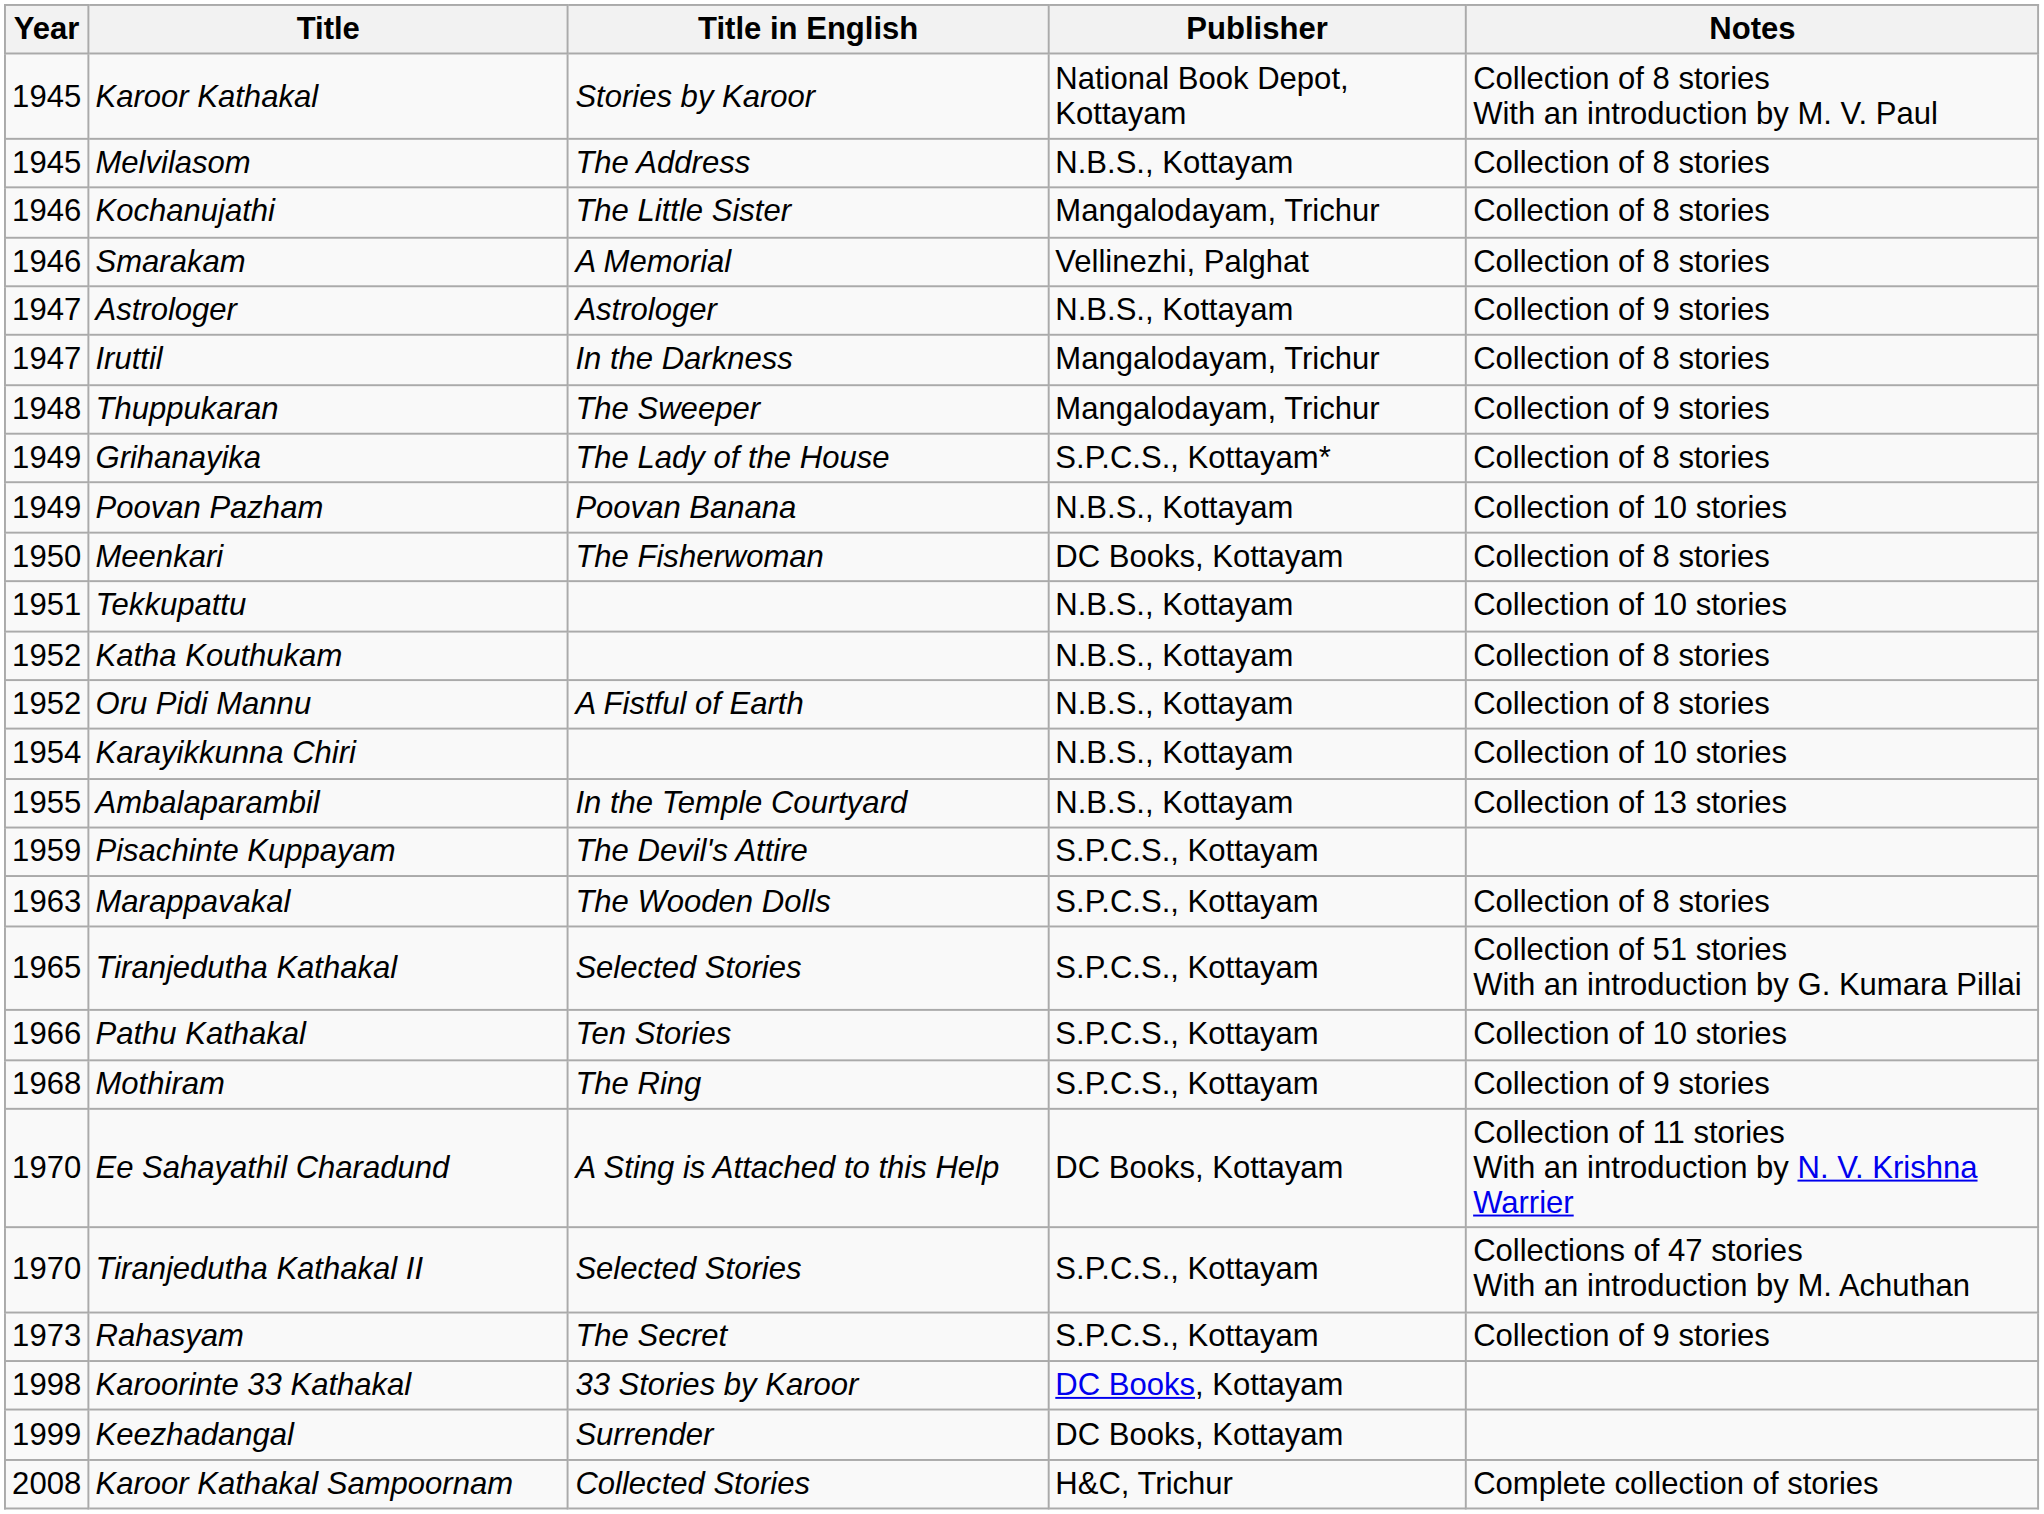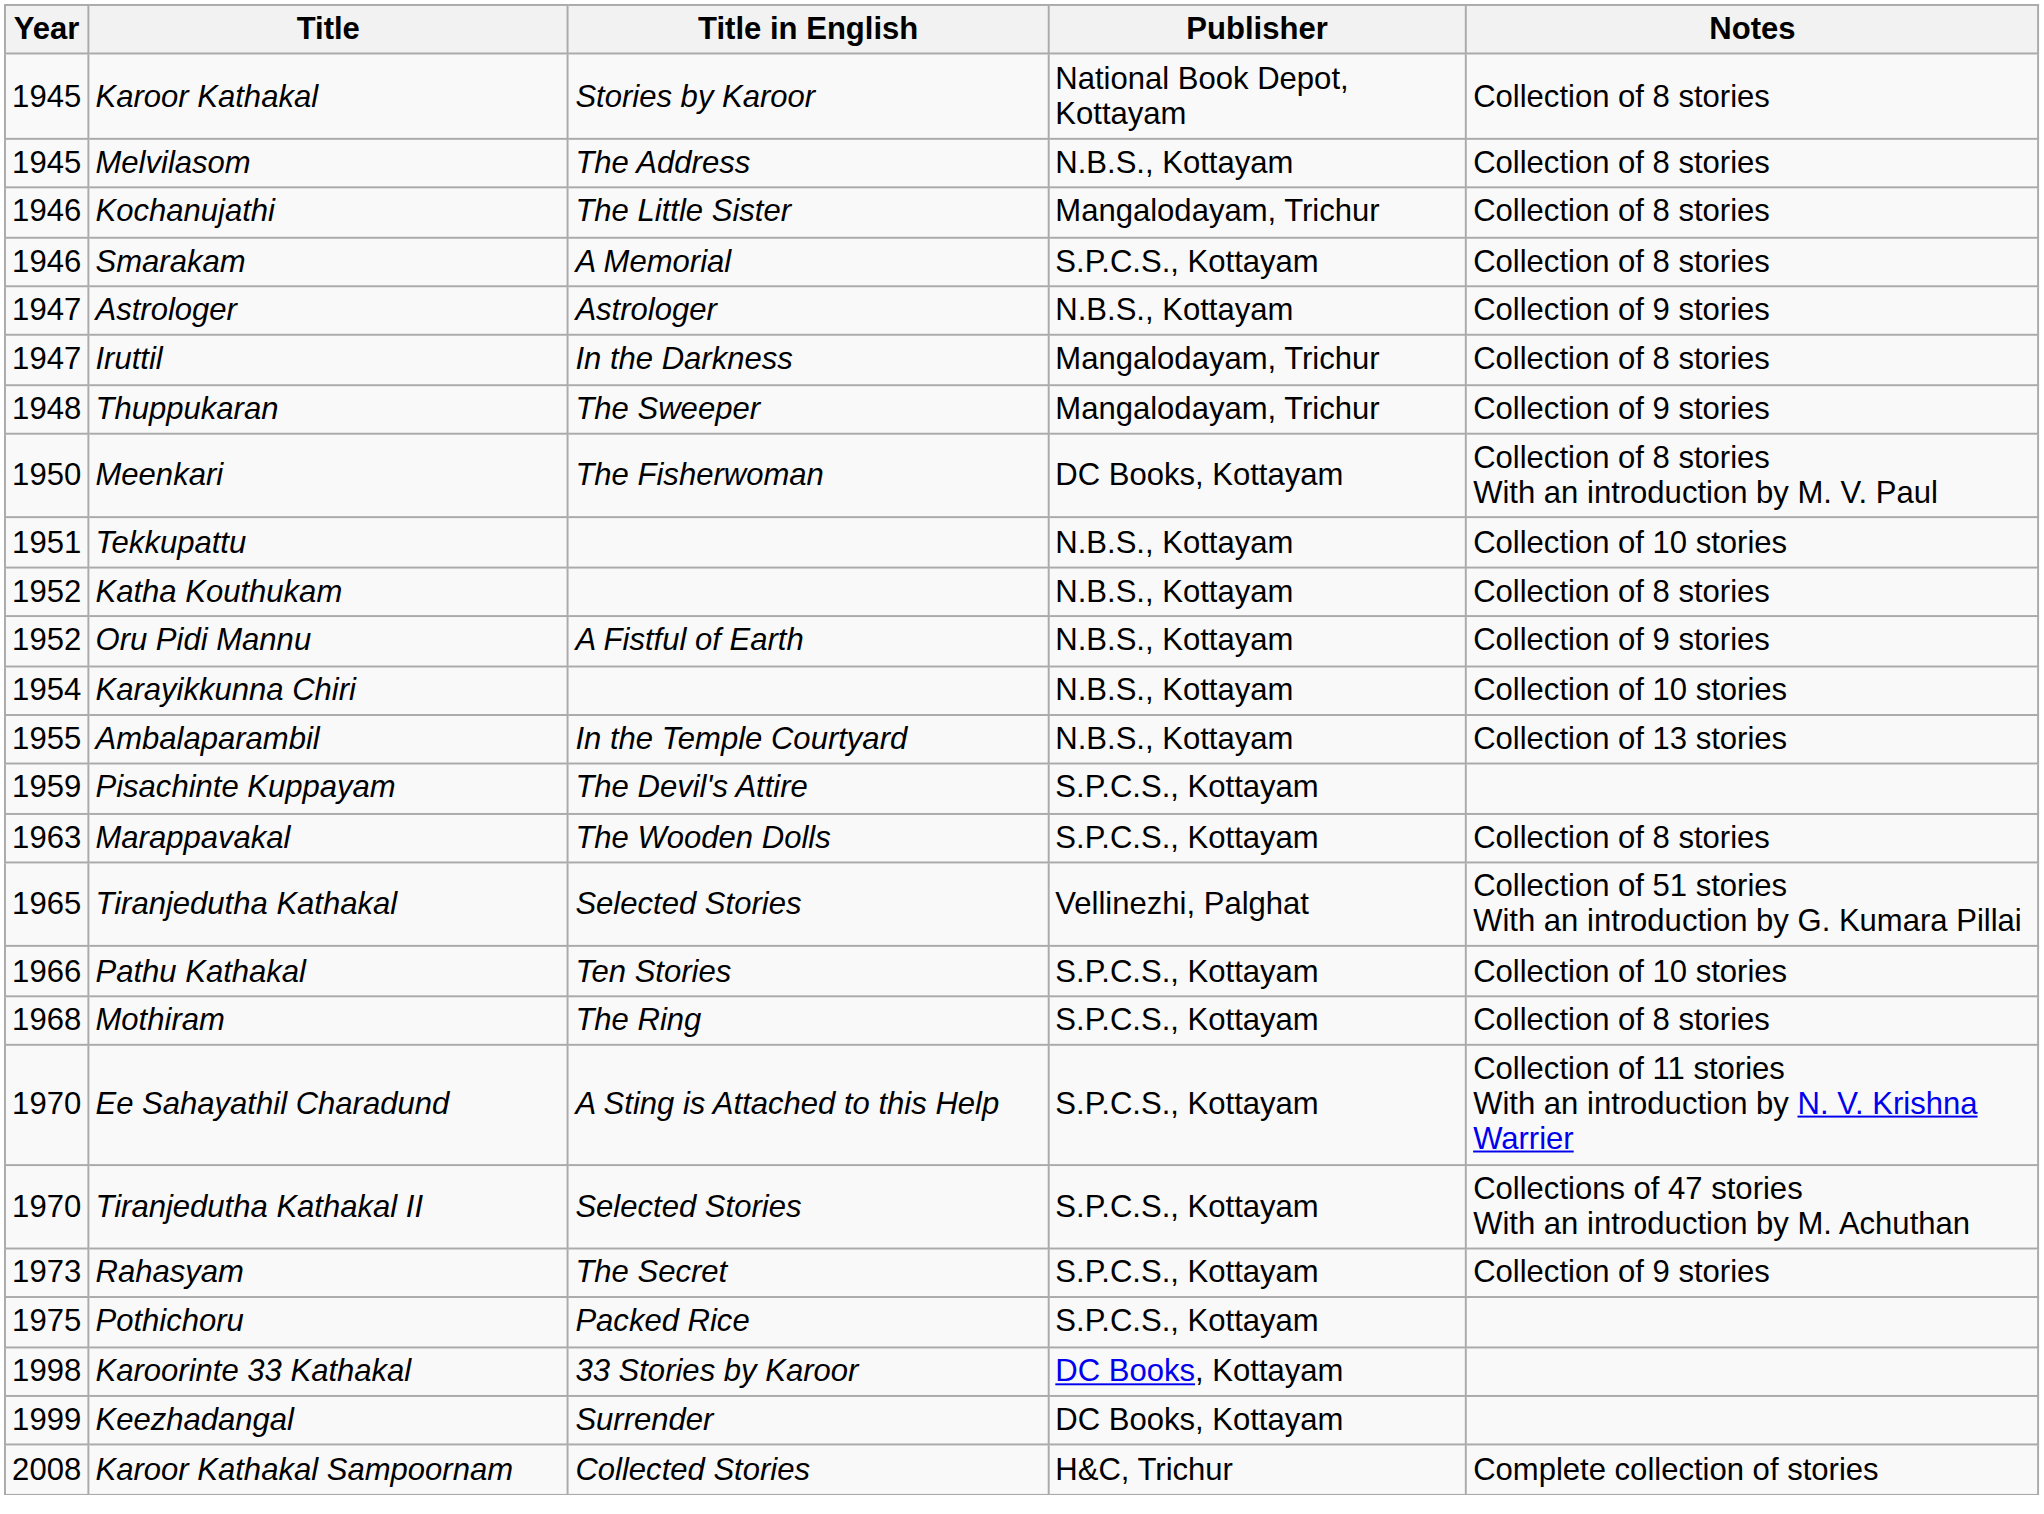(1705, 95) Collection of 8 stories With an introduction by M. V. Paul -> (1622, 95) Collection of 8 stories
(1182, 260) Vellinezhi, Palghat -> (1187, 260) S.P.C.S., Kottayam
- row: (178, 457)
- row: (209, 507)
(1622, 556) Collection of 8 stories -> (1705, 475) Collection of 8 stories With an introduction by M. V. Paul
(1622, 703) Collection of 8 stories -> (1622, 640) Collection of 9 stories
(1187, 967) S.P.C.S., Kottayam -> (1182, 904) Vellinezhi, Palghat
(1622, 1083) Collection of 9 stories -> (1622, 1019) Collection of 8 stories
(1199, 1167) DC Books, Kottayam -> (1187, 1104) S.P.C.S., Kottayam
+ row: (170, 1321)
